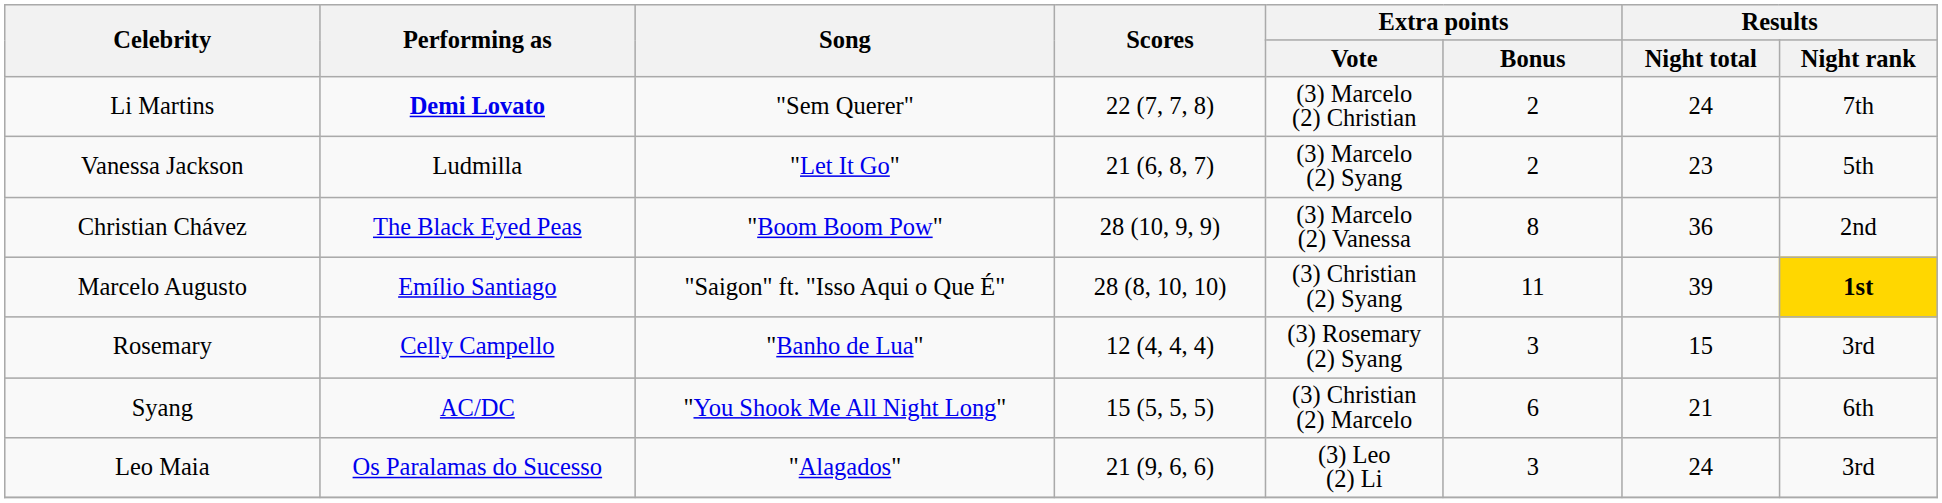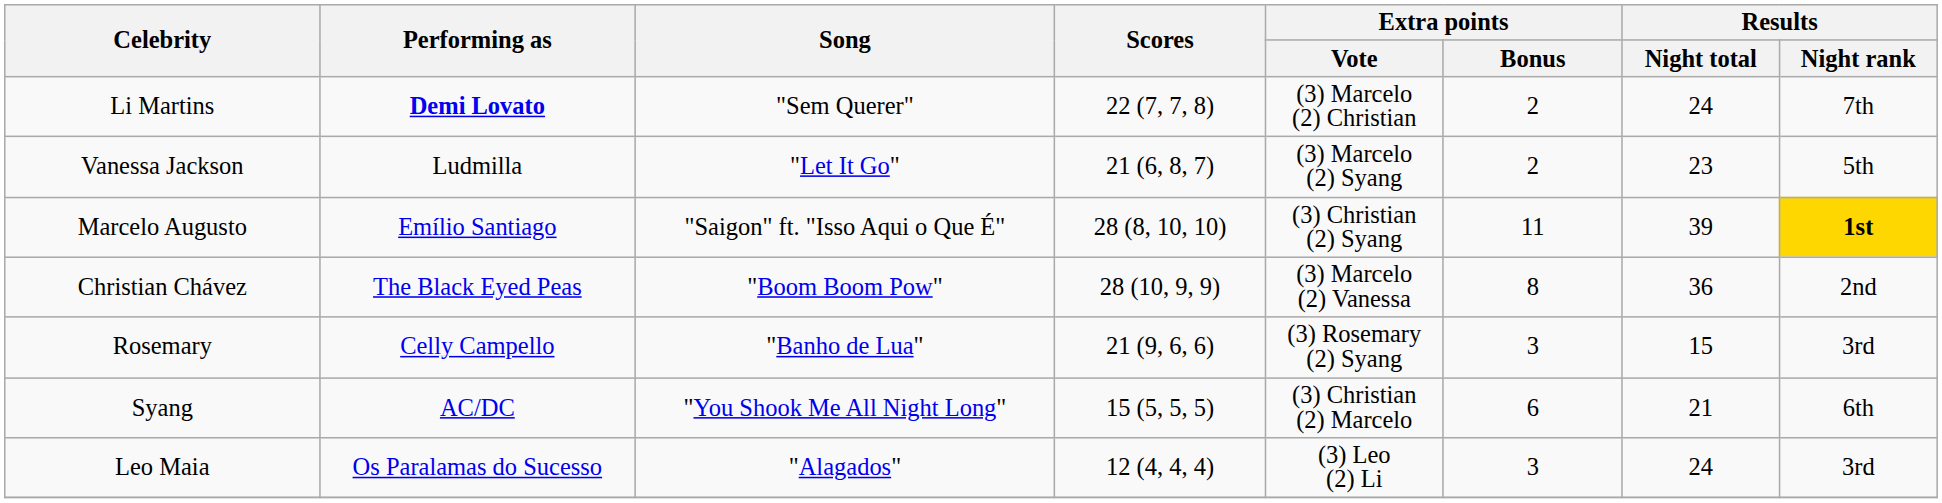rows swapped: (162, 286) <-> (162, 226)
(1160, 347) 12 (4, 4, 4) -> (1160, 347) 21 (9, 6, 6)
(1160, 467) 21 (9, 6, 6) -> (1160, 467) 12 (4, 4, 4)
